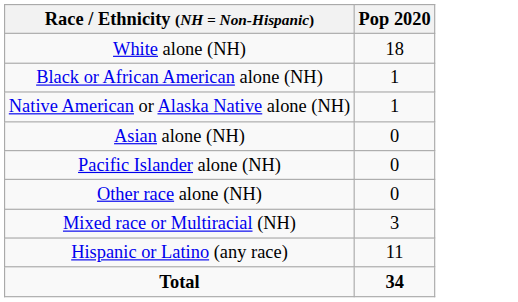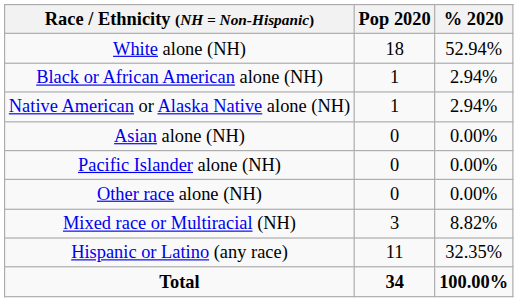+ column: (474, 19)
